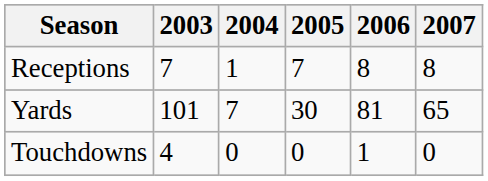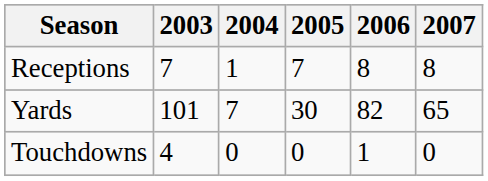(370, 110) 81 -> (370, 110) 82
